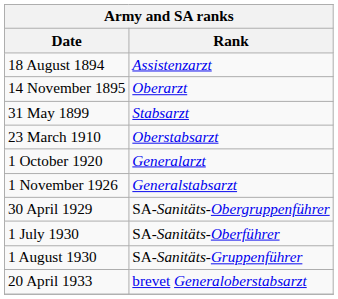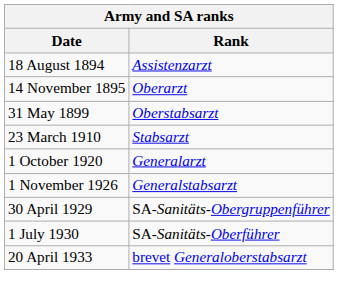(161, 112) Stabsarzt -> (175, 112) Oberstabsarzt
(175, 137) Oberstabsarzt -> (161, 137) Stabsarzt
- row: (52, 257)
